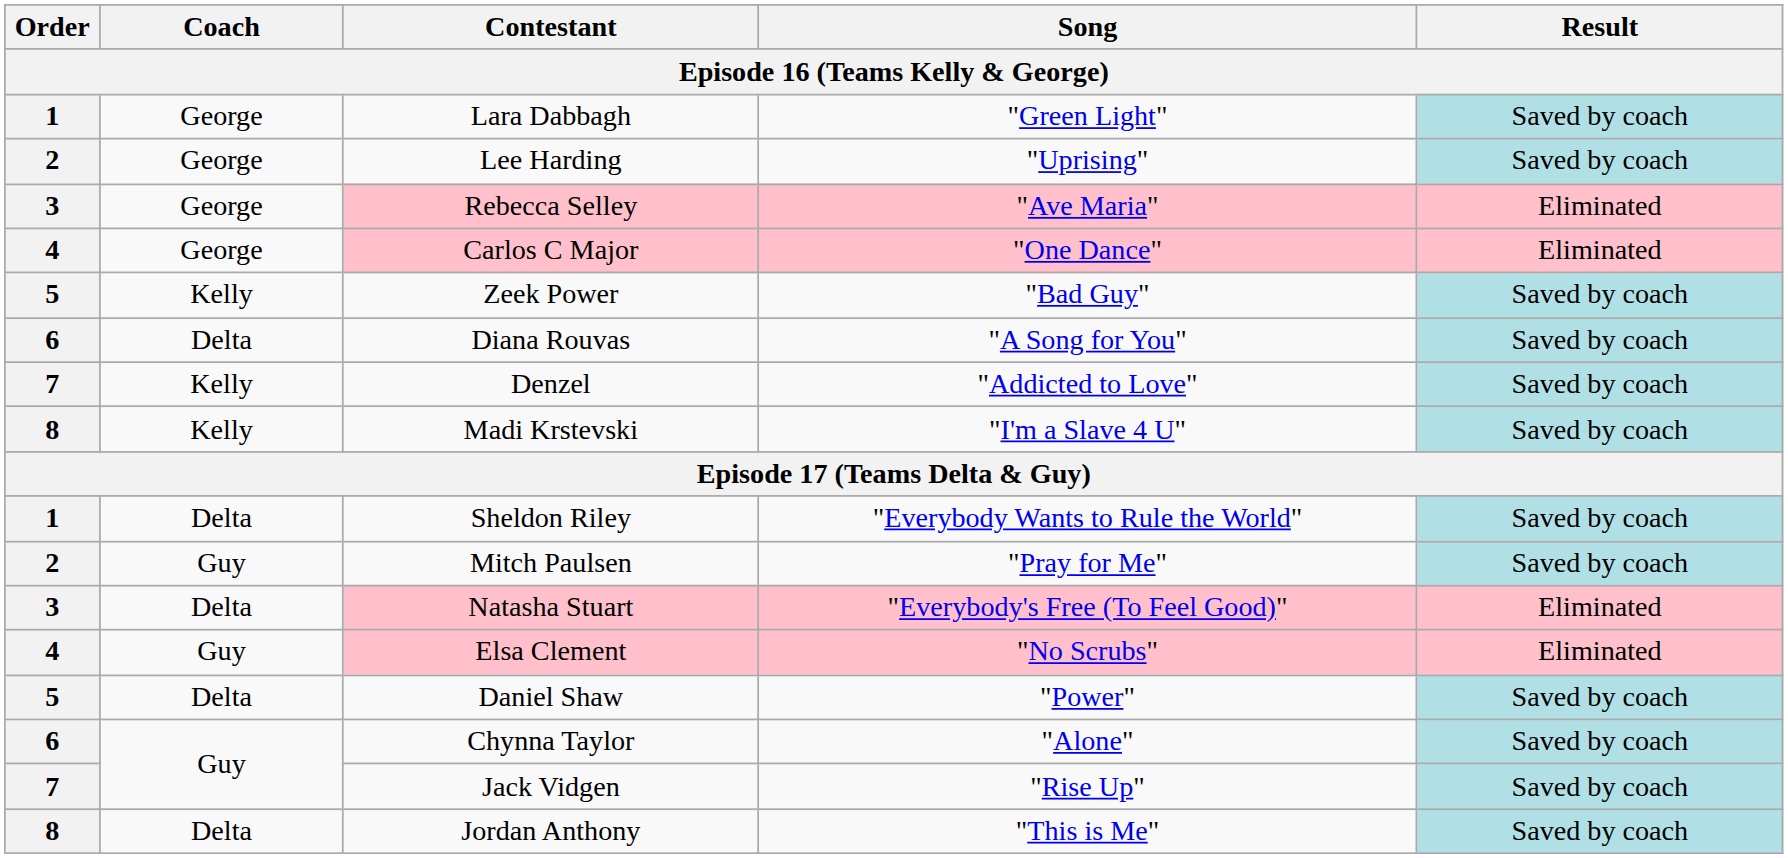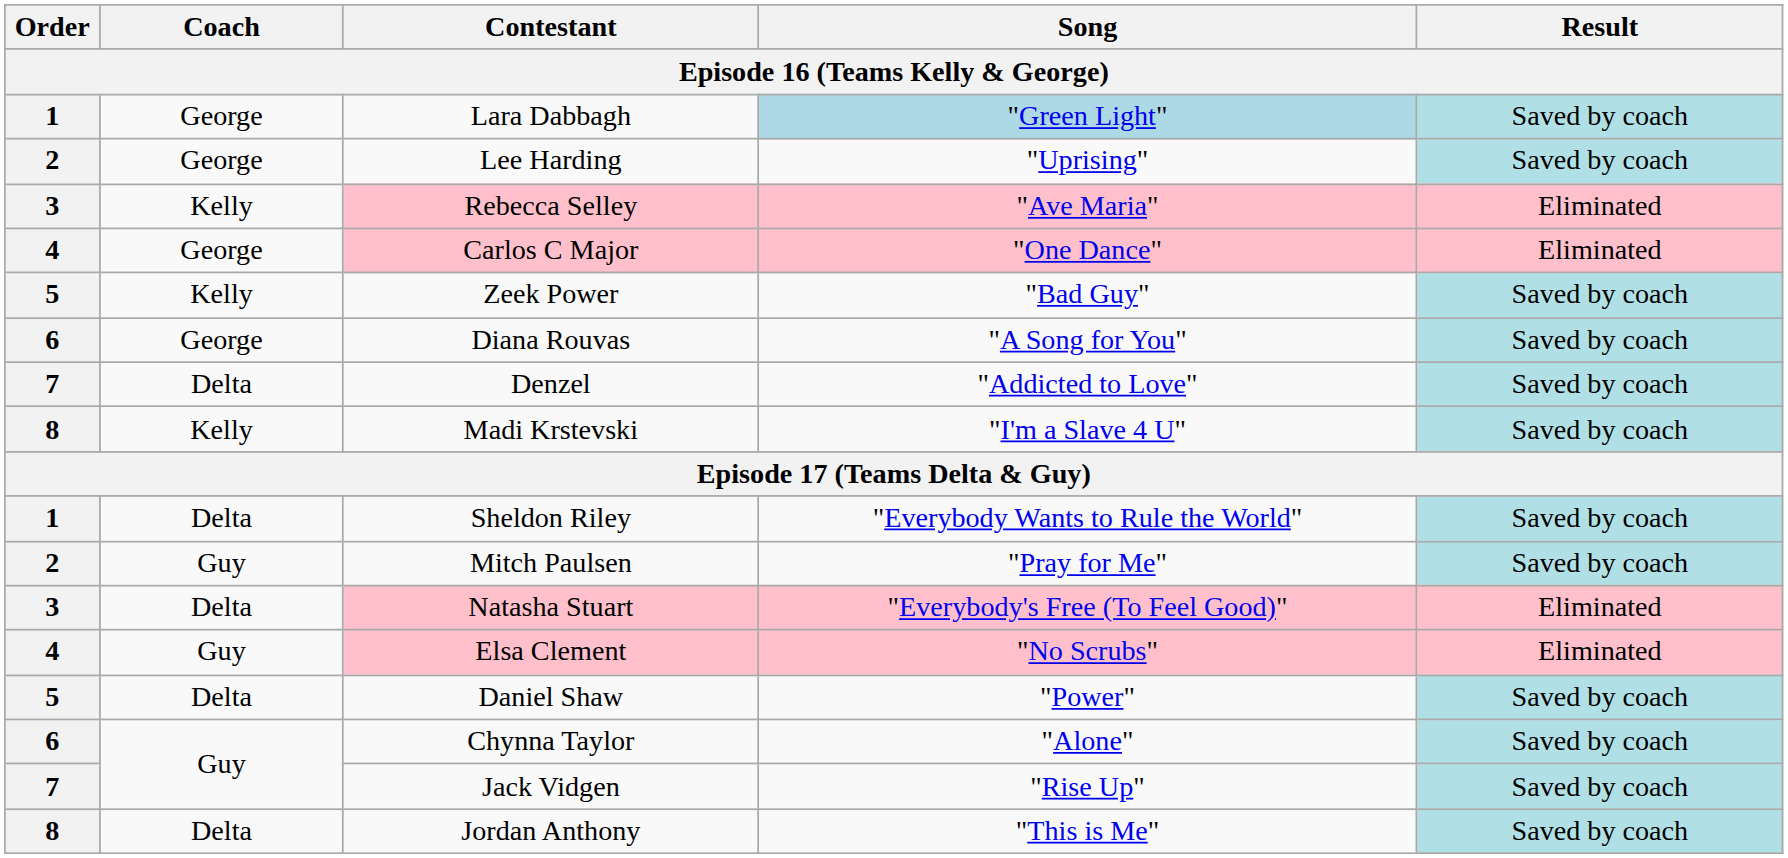(1088, 116) no background -> (1088, 116) lightblue background
(222, 205) George -> (222, 205) Kelly
(221, 339) Delta -> (222, 339) George
(222, 384) Kelly -> (221, 384) Delta
